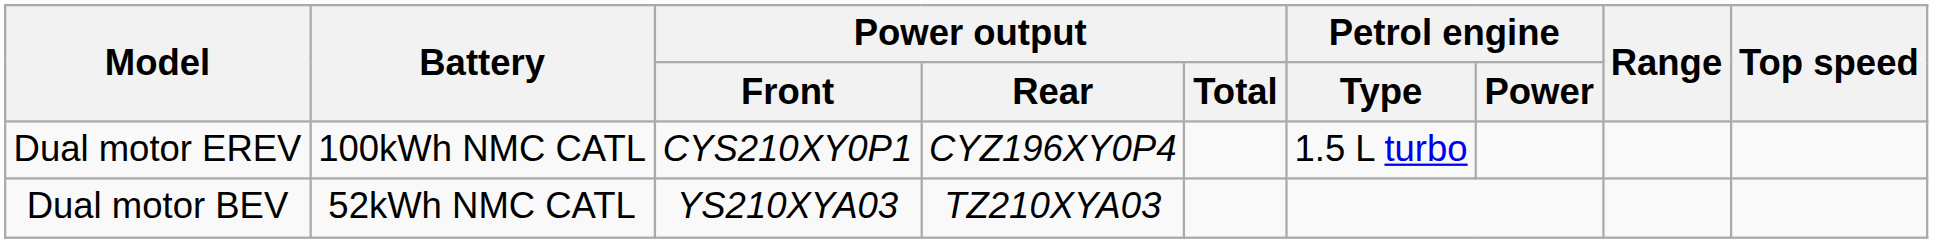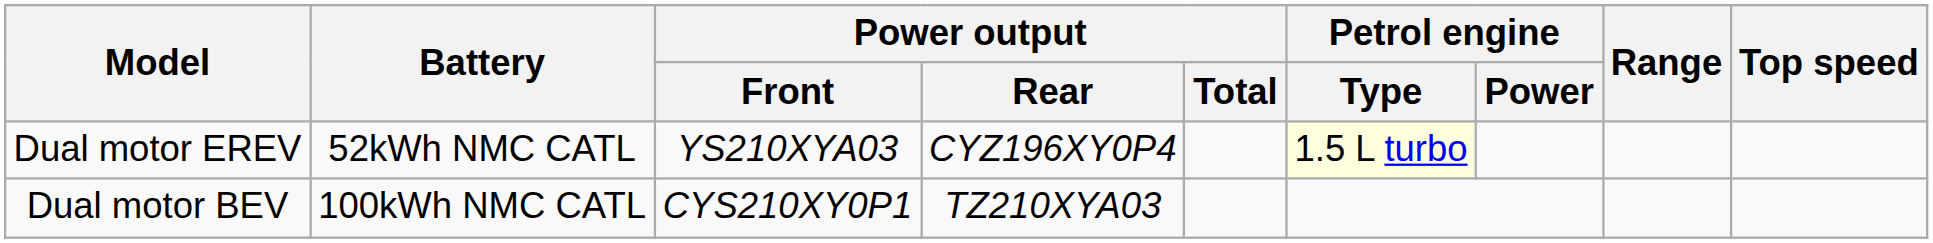(482, 149) 100kWh NMC CATL -> (482, 149) 52kWh NMC CATL
(788, 149) CYS210XY0P1 -> (788, 149) YS210XYA03
(1381, 149) no background -> (1381, 149) lightyellow background
(482, 206) 52kWh NMC CATL -> (482, 206) 100kWh NMC CATL
(788, 206) YS210XYA03 -> (788, 206) CYS210XY0P1
